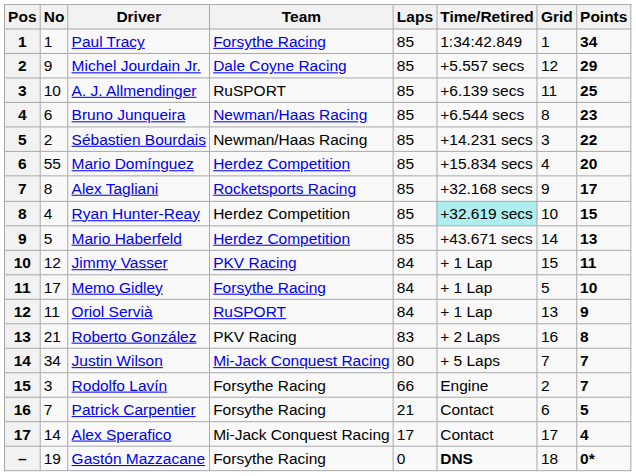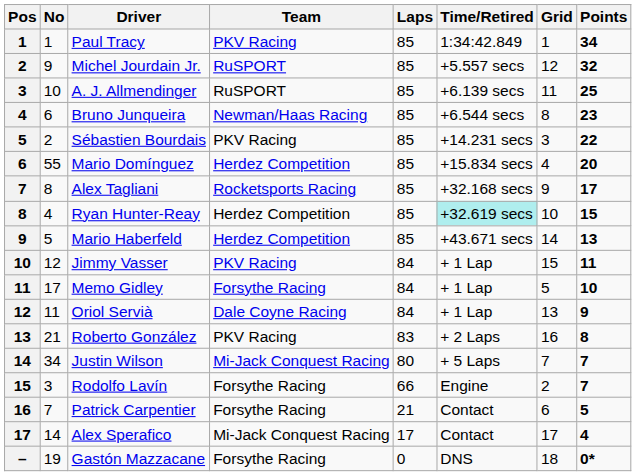(270, 42) Forsythe Racing -> (255, 42) PKV Racing
(280, 66) Dale Coyne Racing -> (250, 66) RuSPORT
(589, 66) 29 -> (589, 66) 32
(290, 140) Newman/Haas Racing -> (255, 140) PKV Racing
(250, 311) RuSPORT -> (280, 311) Dale Coyne Racing
(457, 459) bold -> (457, 459) normal
